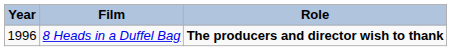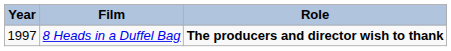(22, 36) 1996 -> (22, 36) 1997
